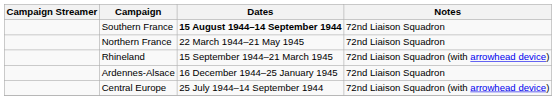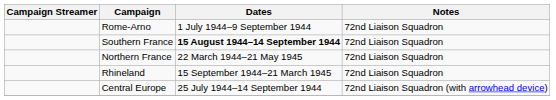+ row: (126, 27)
(448, 57) 72nd Liaison Squadron (with arrowhead device) -> (394, 73) 72nd Liaison Squadron
- row: (138, 73)
